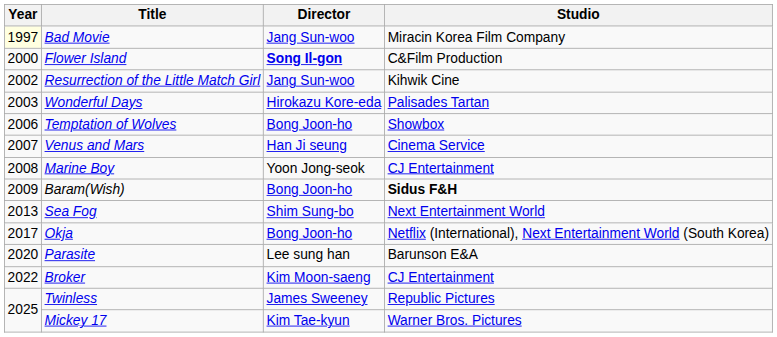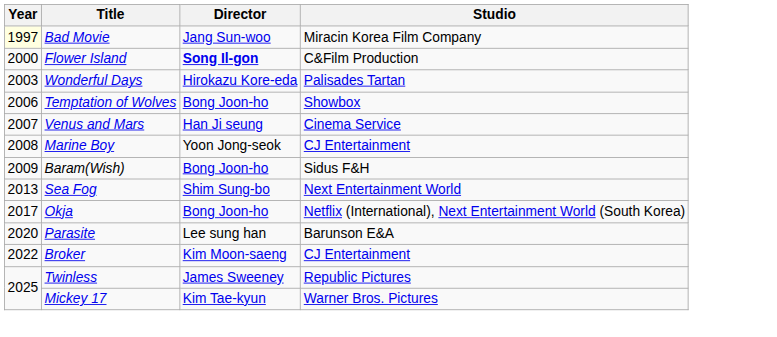- row: (152, 80)
(422, 189) bold -> (337, 168) normal
